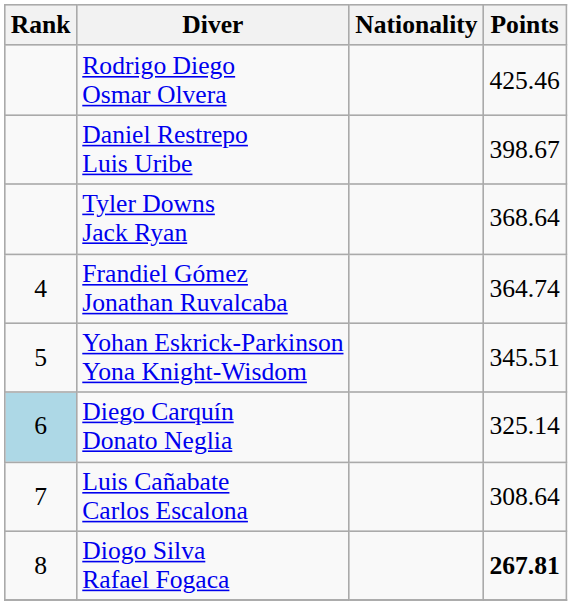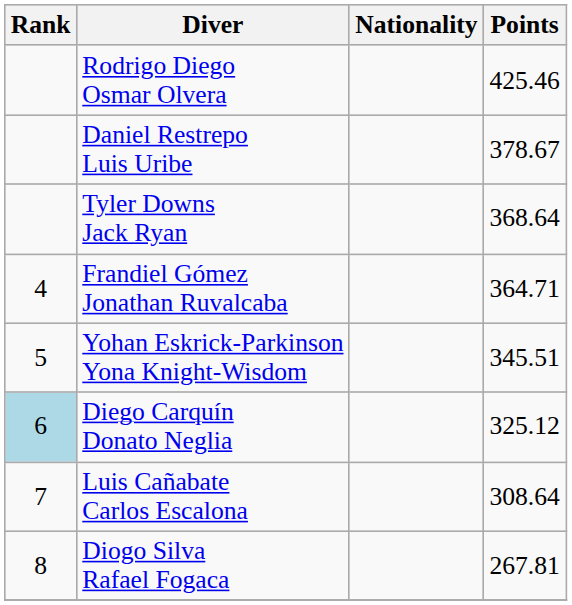(525, 149) 398.67 -> (525, 149) 378.67
(525, 288) 364.74 -> (525, 288) 364.71
(525, 426) 325.14 -> (525, 426) 325.12
(525, 565) bold -> (525, 565) normal
